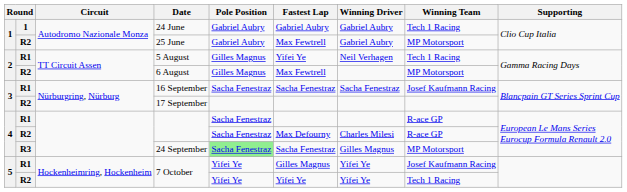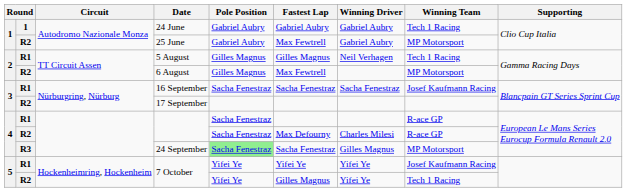(291, 57) Yifei Ye -> (303, 57) Gilles Magnus
(303, 164) Gilles Magnus -> (291, 164) Yifei Ye
(291, 179) Yifei Ye -> (303, 179) Gilles Magnus
